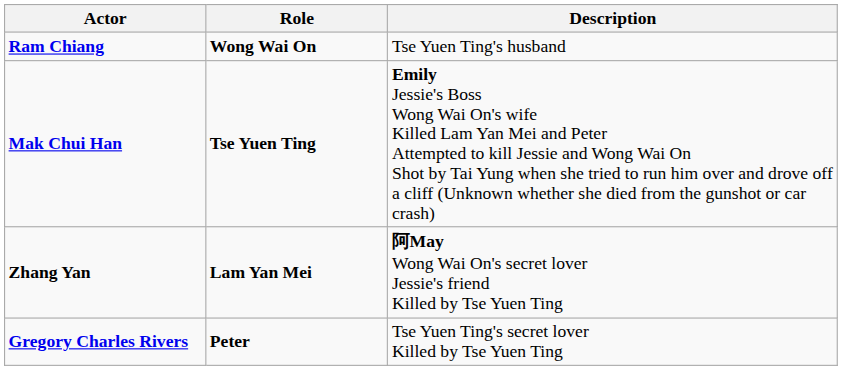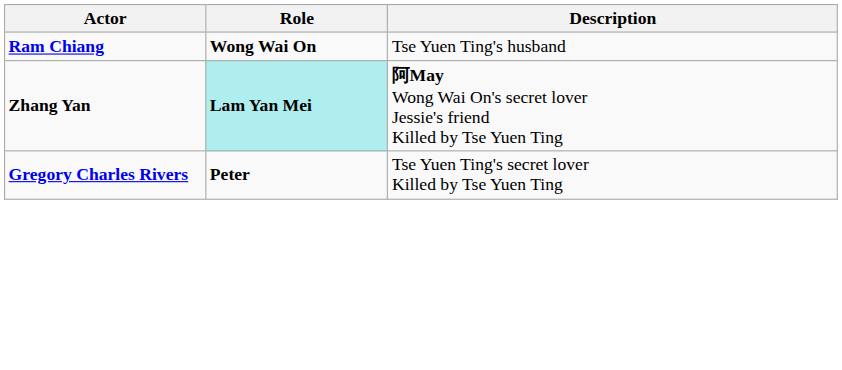- row: (65, 143)
(261, 272) no background -> (261, 105) paleturquoise background
